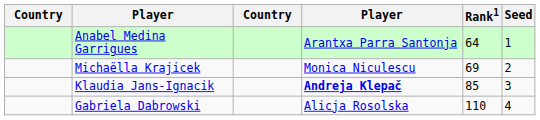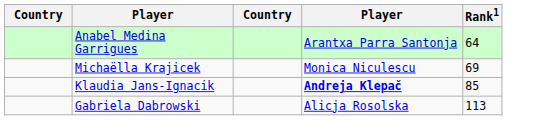- column: (518, 15)
(476, 106) 110 -> (476, 106) 113
